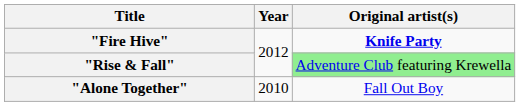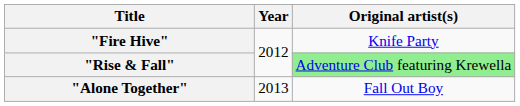(403, 40) bold -> (403, 40) normal
(273, 88) 2010 -> (273, 88) 2013
